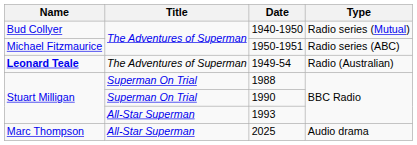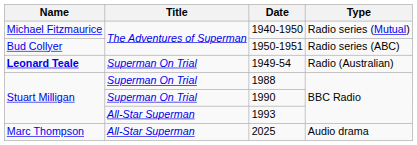(35, 30) Bud Collyer -> (54, 30) Michael Fitzmaurice
(54, 47) Michael Fitzmaurice -> (35, 47) Bud Collyer
(177, 64) The Adventures of Superman -> (152, 64) Superman On Trial
